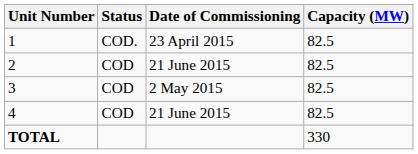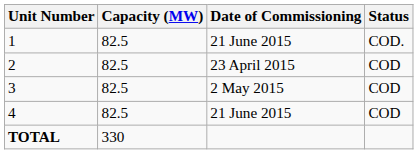columns swapped: (358, 16) <-> (122, 16)
(191, 40) 23 April 2015 -> (251, 40) 21 June 2015
(190, 64) 21 June 2015 -> (253, 64) 23 April 2015
